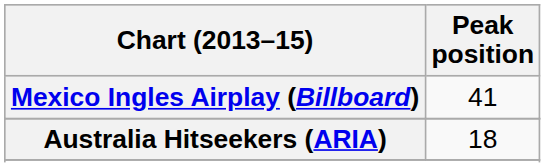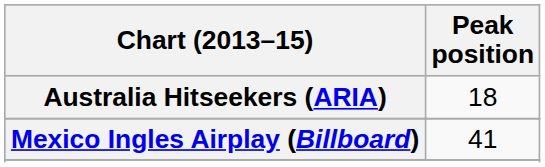rows swapped: (215, 138) <-> (215, 97)
